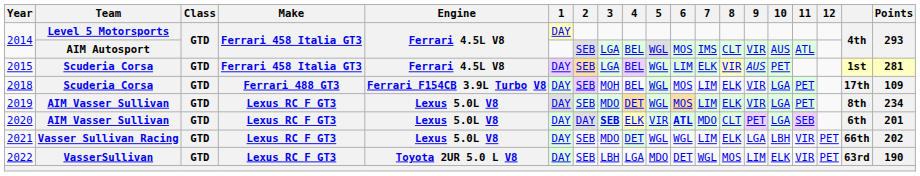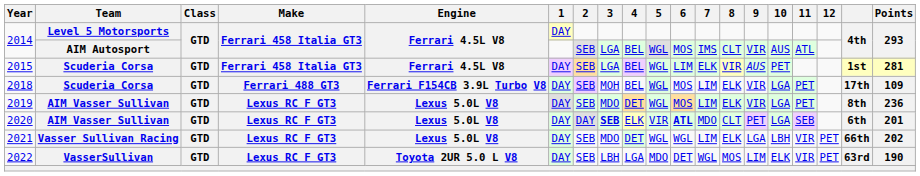(894, 103) 234 -> (894, 103) 236
